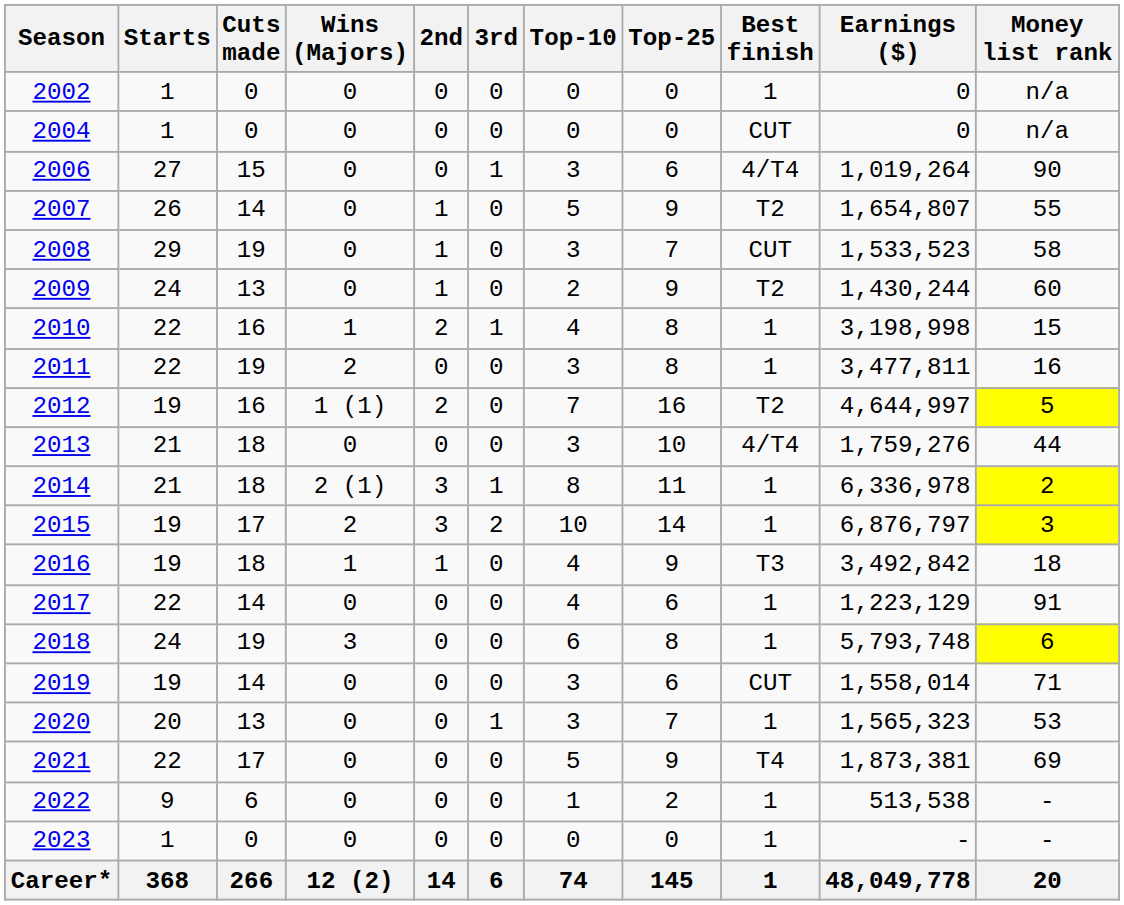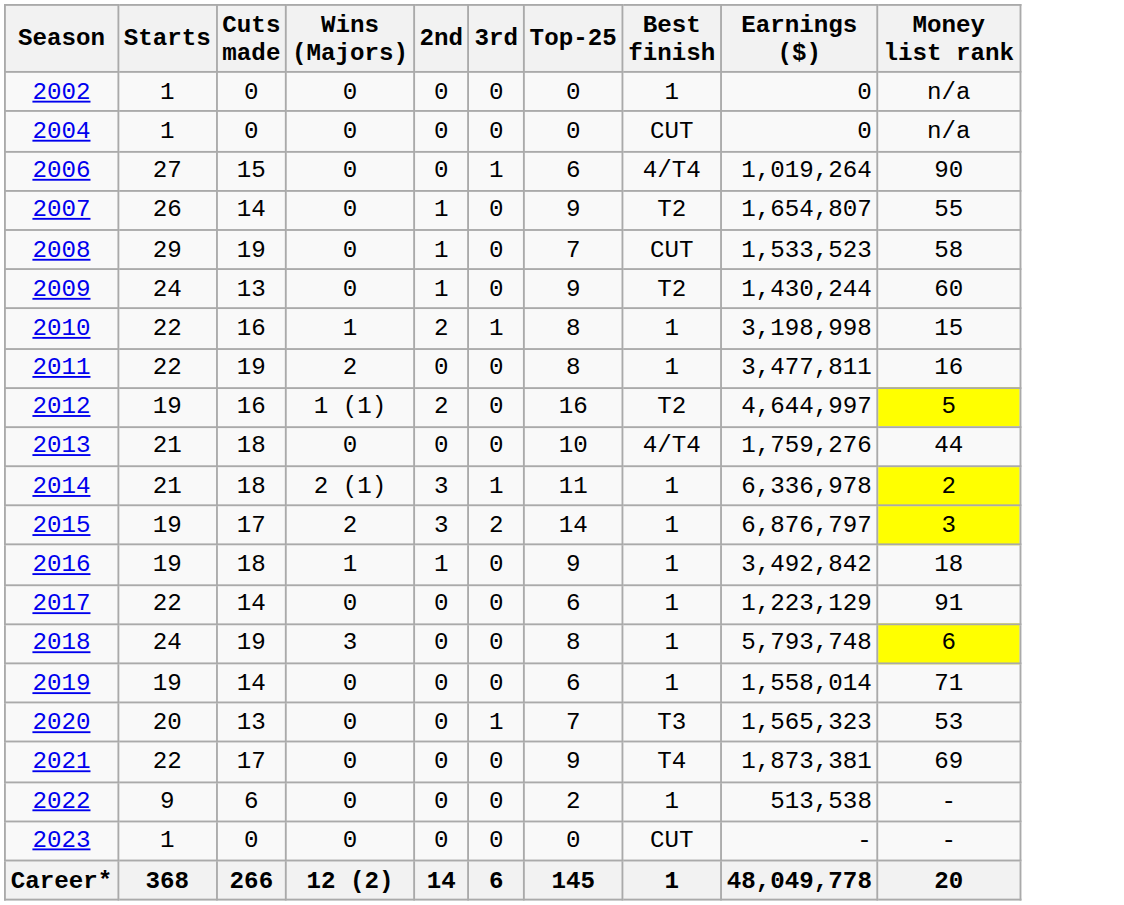- column: (573, 39)
(770, 565) T3 -> (672, 565) 1
(770, 683) CUT -> (672, 683) 1
(770, 722) 1 -> (672, 722) T3
(770, 841) 1 -> (672, 841) CUT
